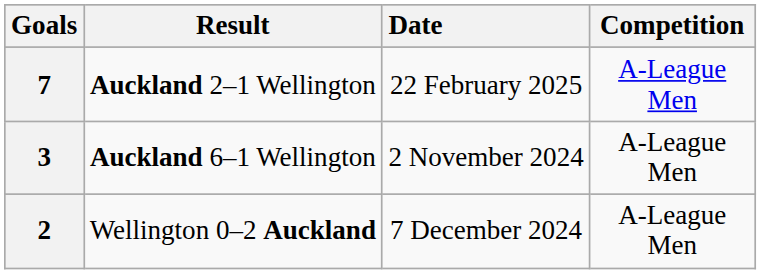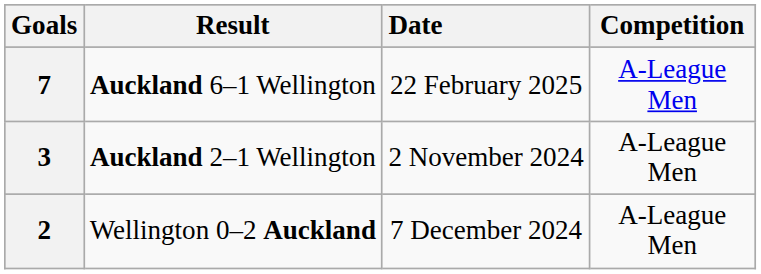(233, 84) Auckland 2–1 Wellington -> (233, 84) Auckland 6–1 Wellington
(233, 157) Auckland 6–1 Wellington -> (233, 157) Auckland 2–1 Wellington
